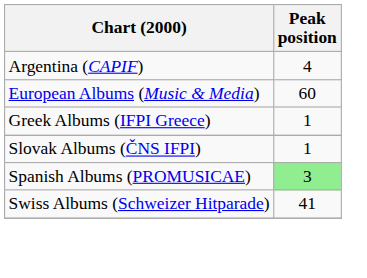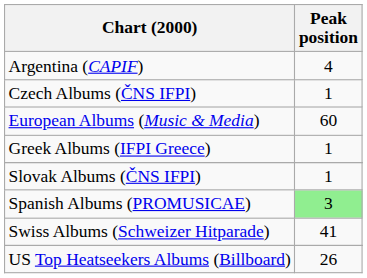+ row: (102, 93)
+ row: (150, 259)
